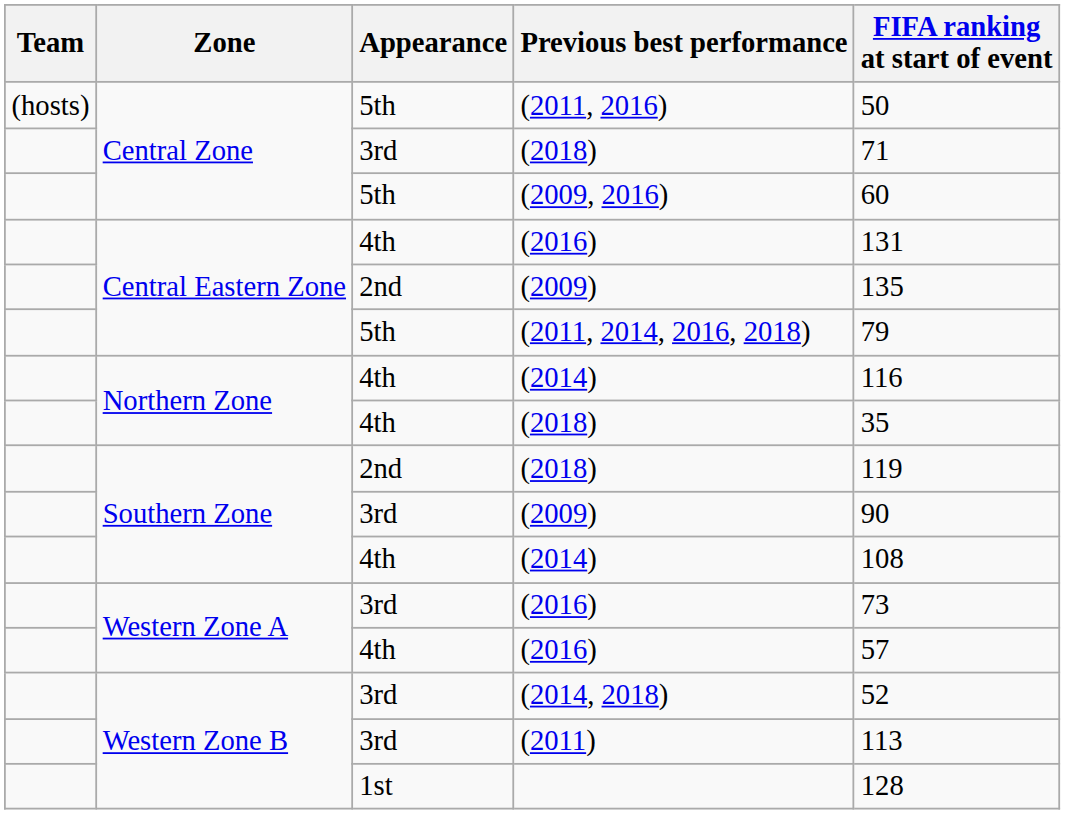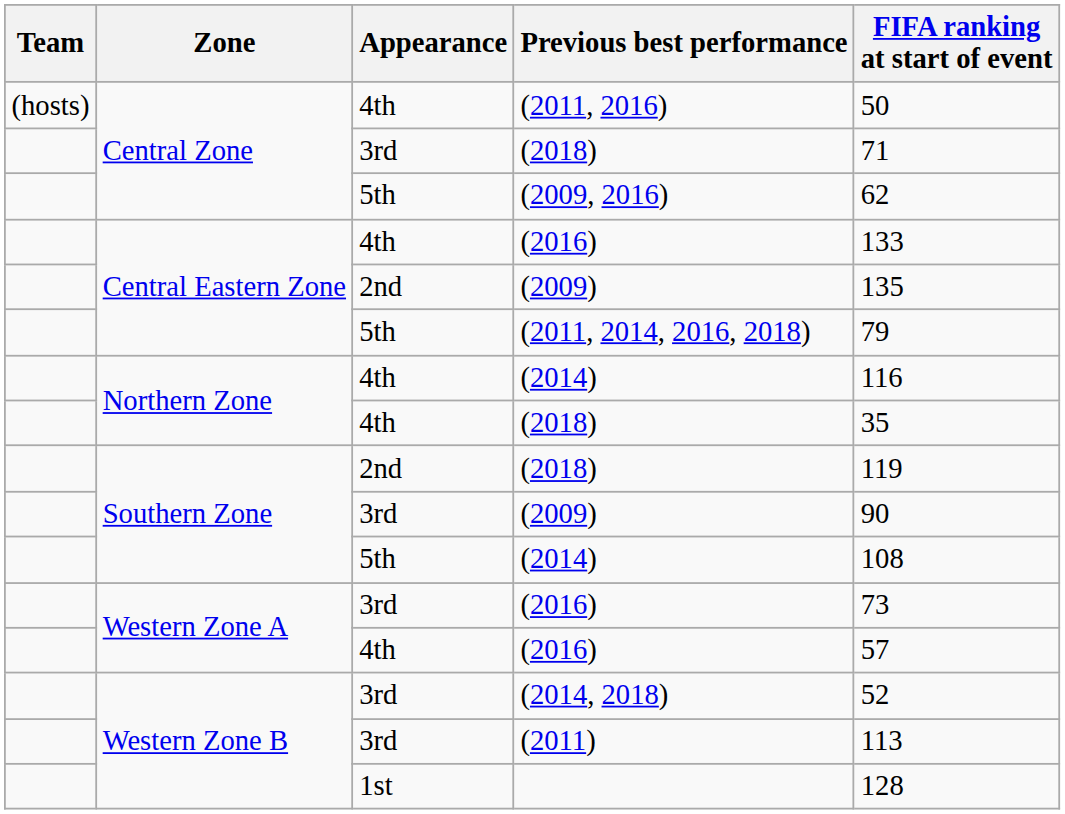(378, 104) 5th -> (378, 104) 4th
(875, 195) 60 -> (875, 195) 62
(882, 241) 131 -> (882, 241) 133
(378, 559) 4th -> (378, 559) 5th
